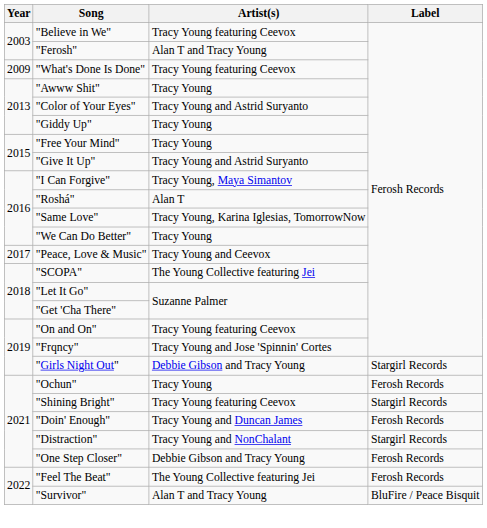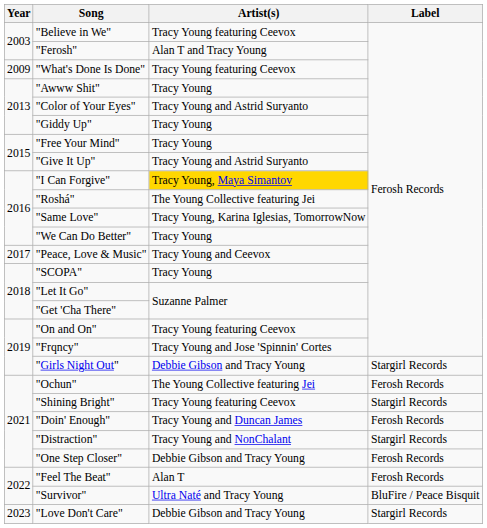(222, 180) no background -> (222, 180) gold background
(168, 198) Alan T -> (233, 198) The Young Collective featuring Jei
(234, 273) The Young Collective featuring Jei -> (182, 273) Tracy Young
(182, 384) Tracy Young -> (234, 384) The Young Collective featuring Jei
(233, 476) The Young Collective featuring Jei -> (168, 476) Alan T
(209, 495) Alan T and Tracy Young -> (218, 495) Ultra Naté and Tracy Young
+ row: (79, 513)
